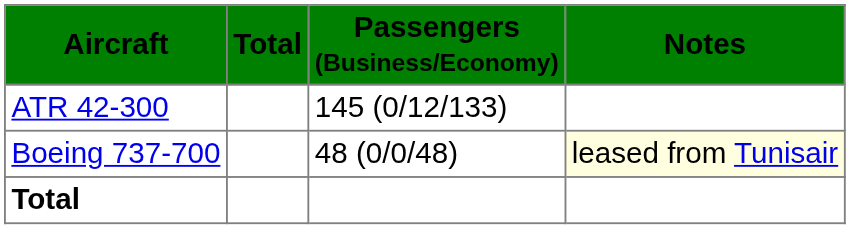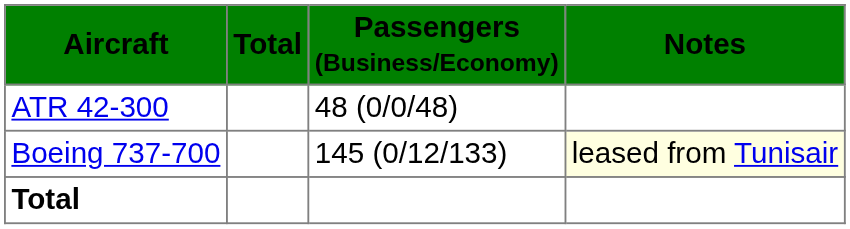(411, 107) 145 (0/12/133) -> (386, 107) 48 (0/0/48)
(386, 153) 48 (0/0/48) -> (411, 153) 145 (0/12/133)
